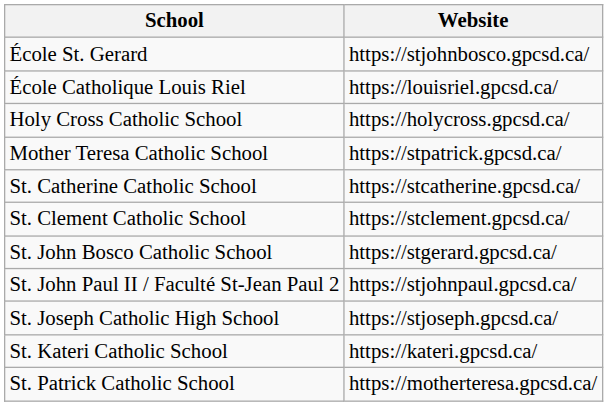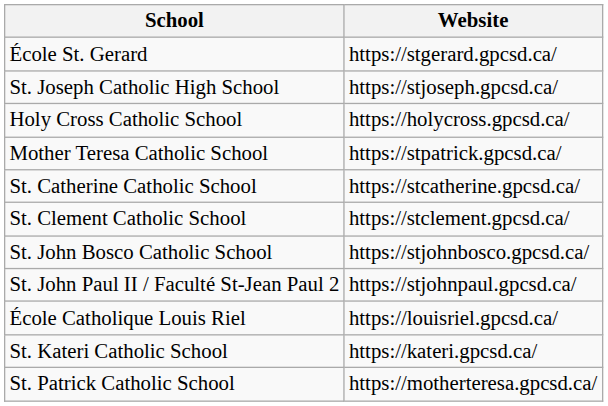(469, 53) https://stjohnbosco.gpcsd.ca/ -> (453, 53) https://stgerard.gpcsd.ca/
rows swapped: (128, 86) <-> (144, 317)
(453, 251) https://stgerard.gpcsd.ca/ -> (469, 251) https://stjohnbosco.gpcsd.ca/
